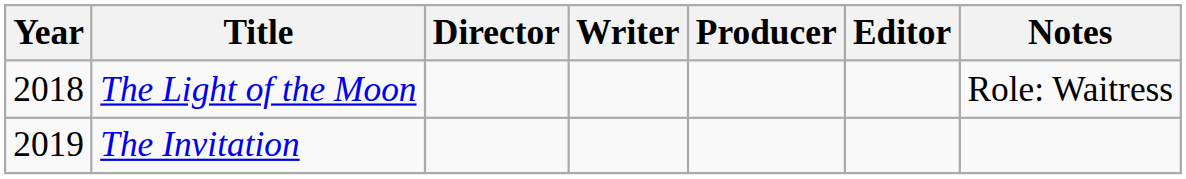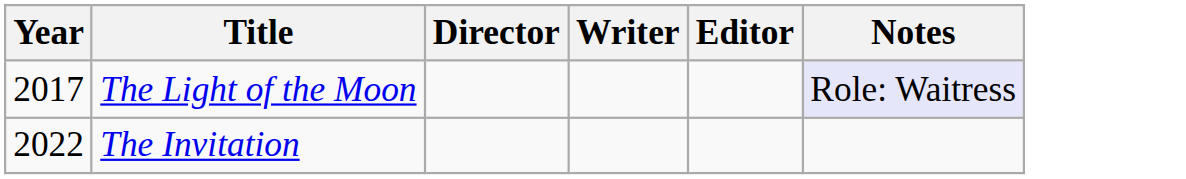- column: (766, 32)
(49, 88) 2018 -> (49, 88) 2017
(1070, 88) no background -> (913, 88) lavender background
(49, 144) 2019 -> (49, 144) 2022
